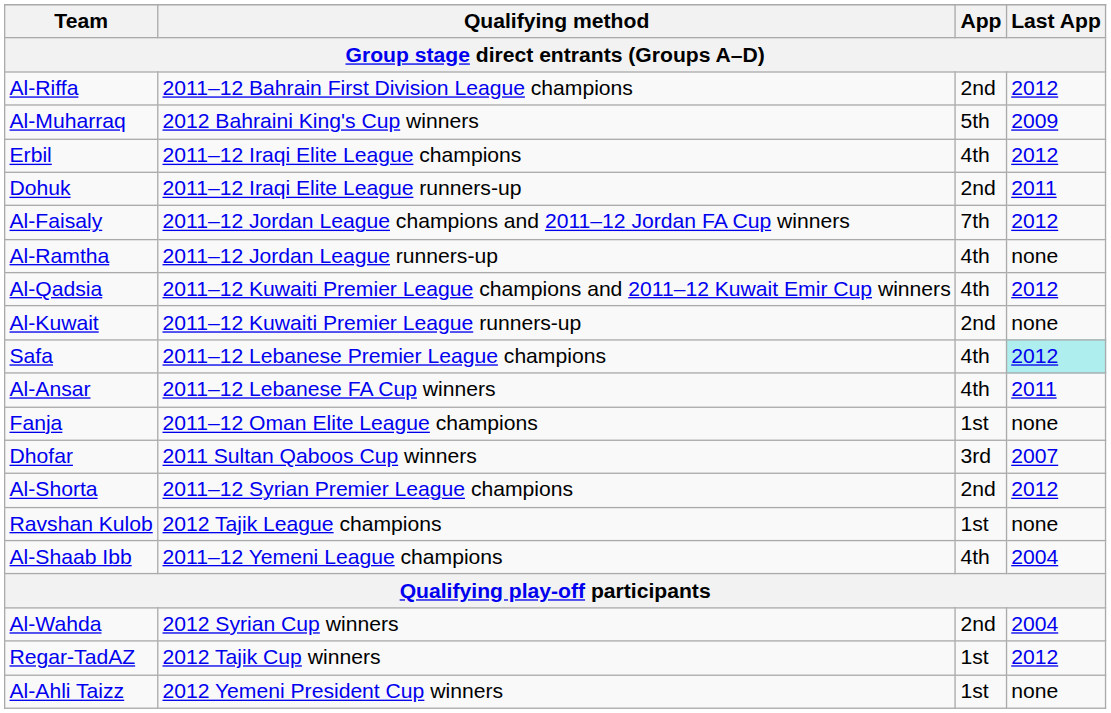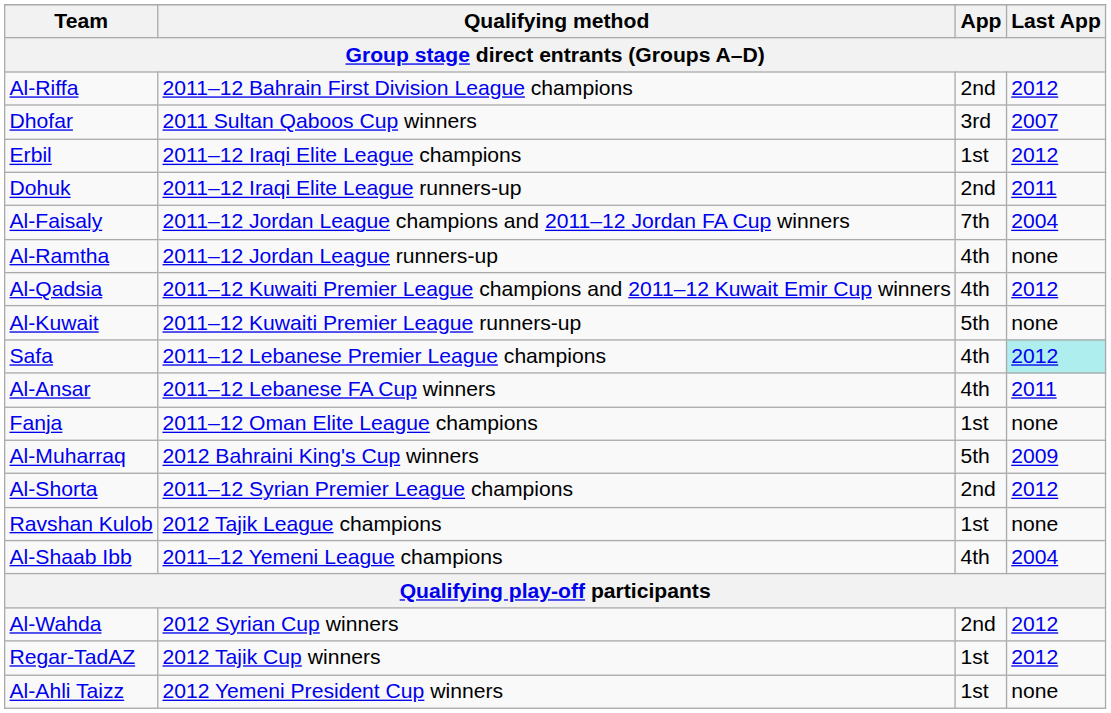rows swapped: (68, 121) <-> (41, 456)
(975, 155) 4th -> (975, 155) 1st
(1035, 222) 2012 -> (1035, 222) 2004
(978, 322) 2nd -> (975, 322) 5th
(1035, 624) 2004 -> (1035, 624) 2012
